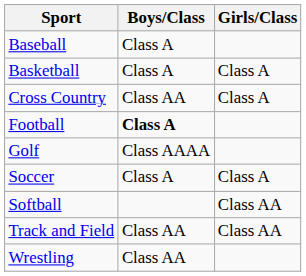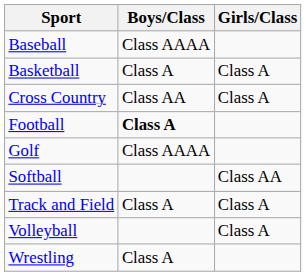(148, 44) Class A -> (166, 44) Class AAAA
- row: (31, 177)
(154, 230) Class AA -> (148, 204) Class A
(250, 230) Class AA -> (244, 204) Class A
+ row: (43, 230)
(154, 257) Class AA -> (148, 257) Class A
